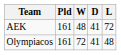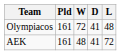rows swapped: (16, 27) <-> (30, 42)
